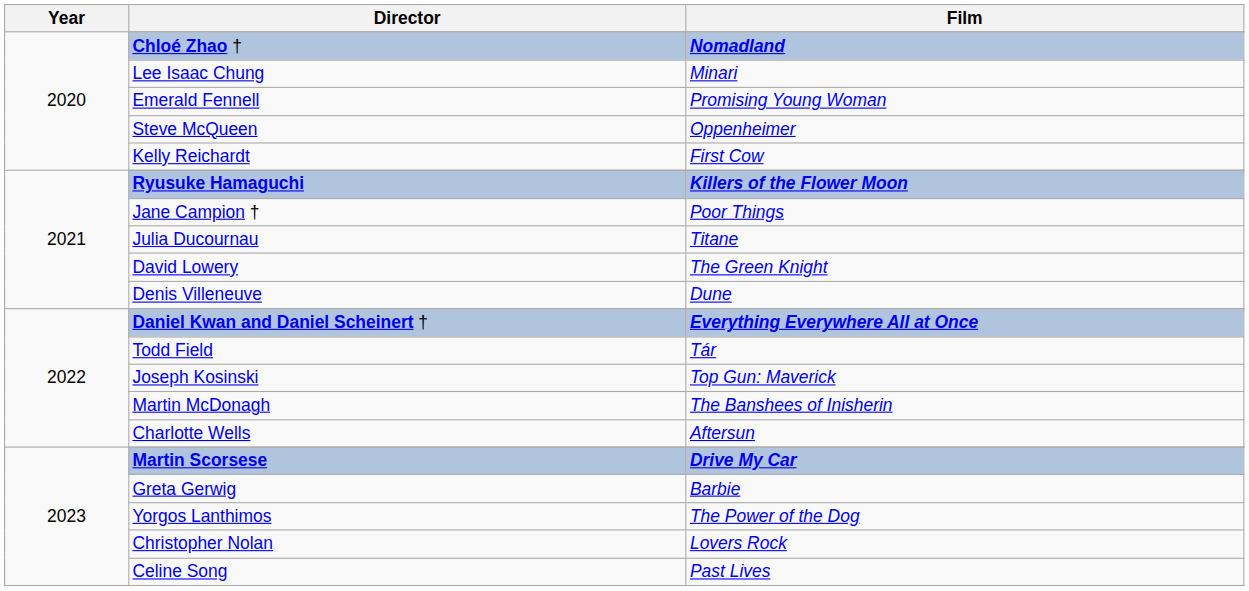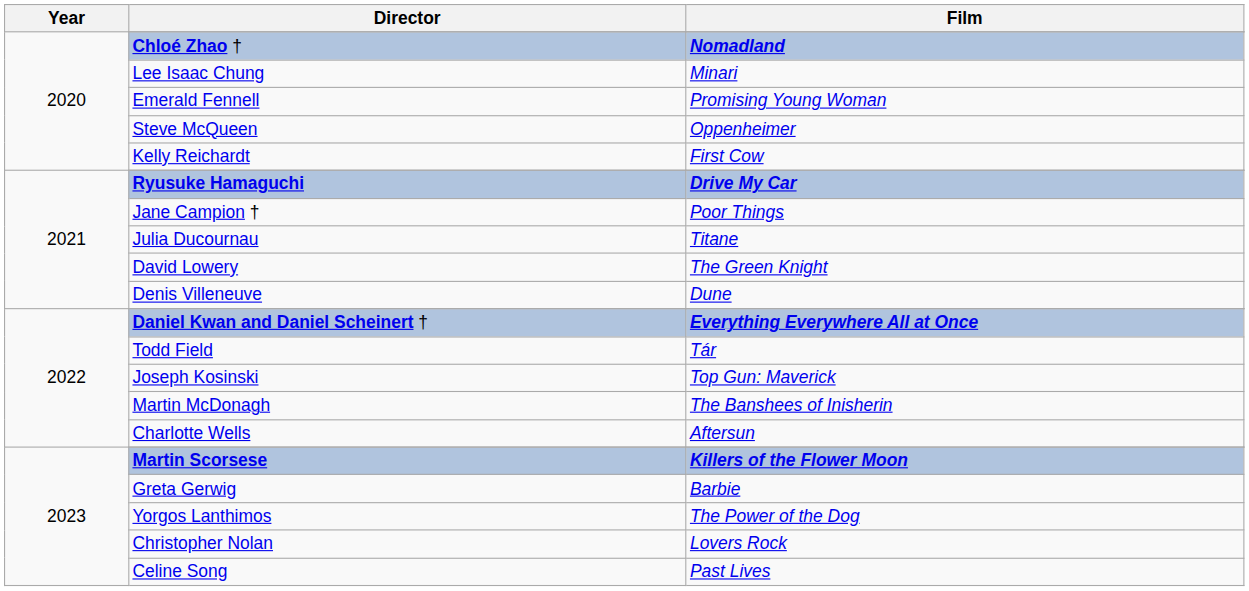(799, 184) Killers of the Flower Moon -> (743, 184) Drive My Car
(743, 460) Drive My Car -> (799, 460) Killers of the Flower Moon
